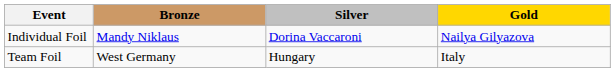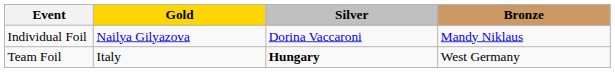columns swapped: (524, 15) <-> (180, 15)
(292, 57) normal -> (294, 57) bold
